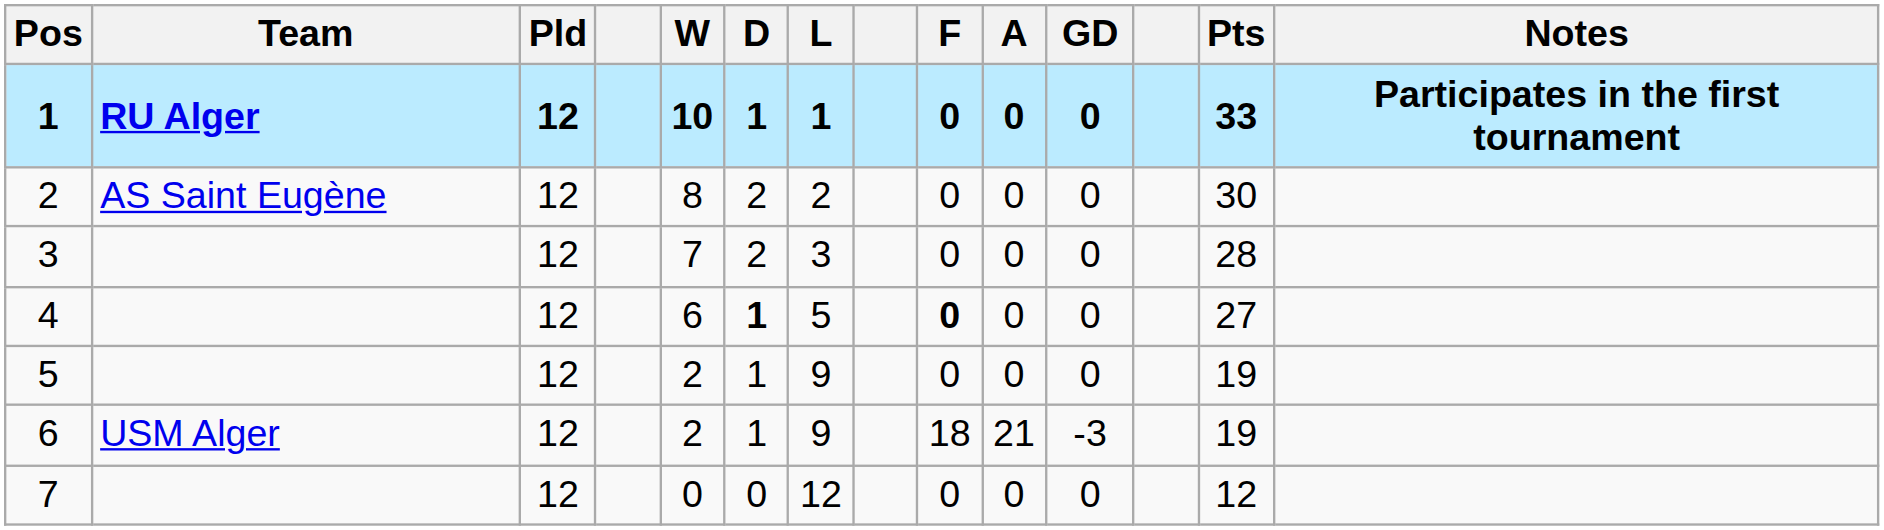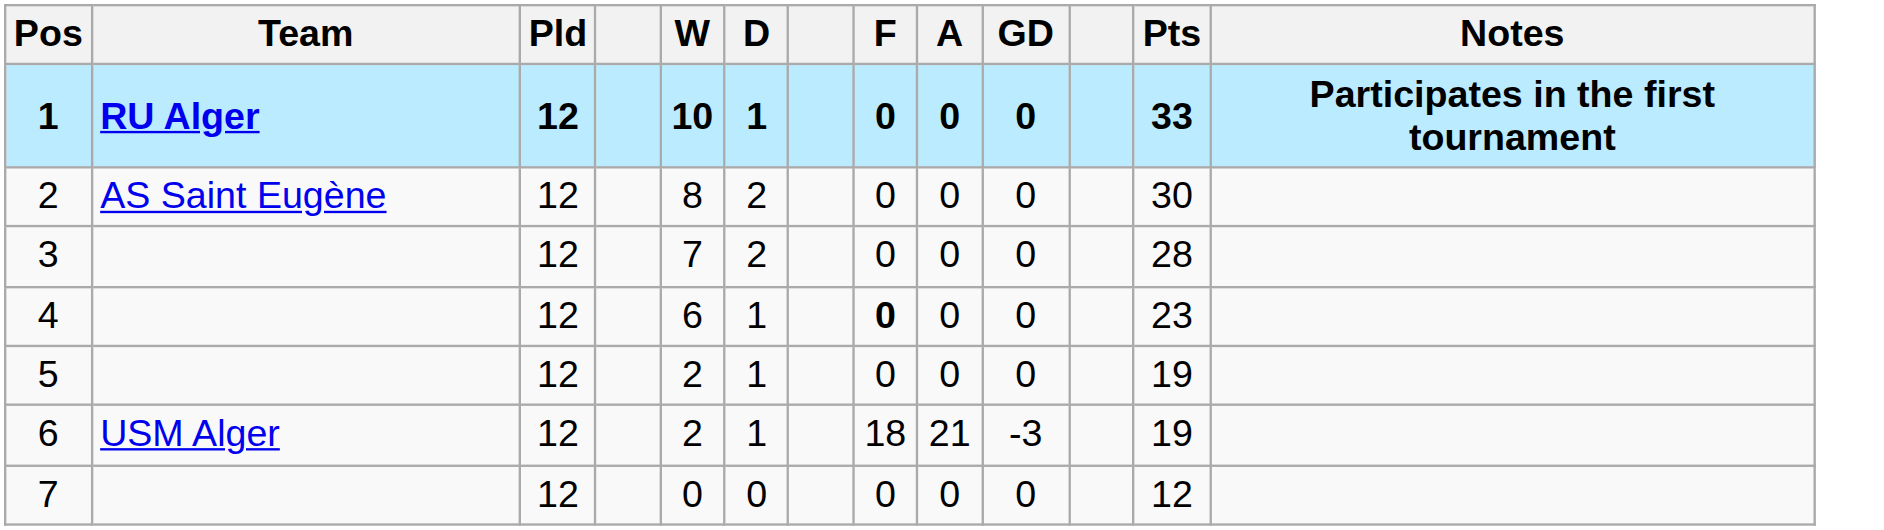- column: (821, 34)
(757, 315) bold -> (757, 315) normal
(1236, 315) 27 -> (1172, 315) 23
